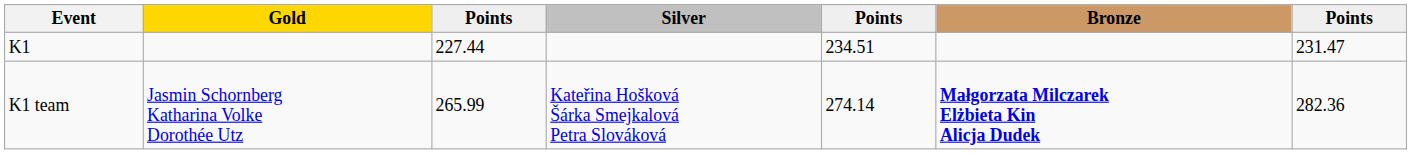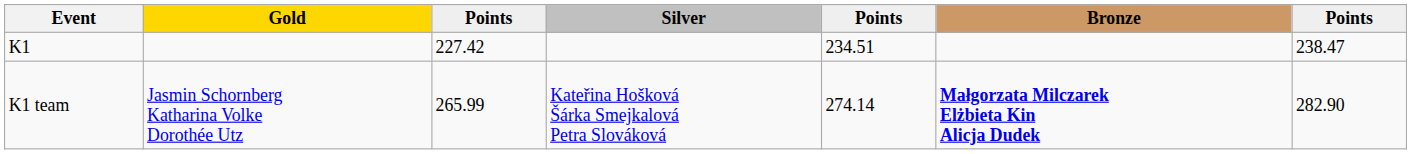(460, 46) 227.44 -> (460, 46) 227.42
(1320, 46) 231.47 -> (1320, 46) 238.47
(1320, 104) 282.36 -> (1320, 104) 282.90
